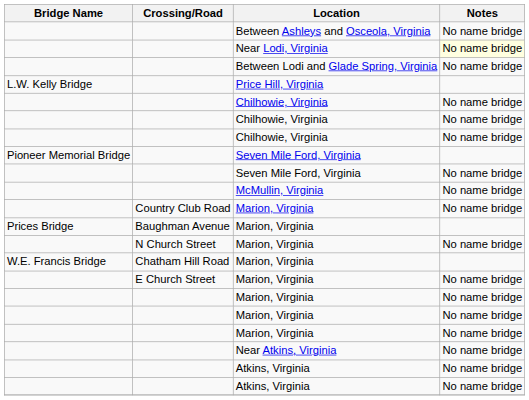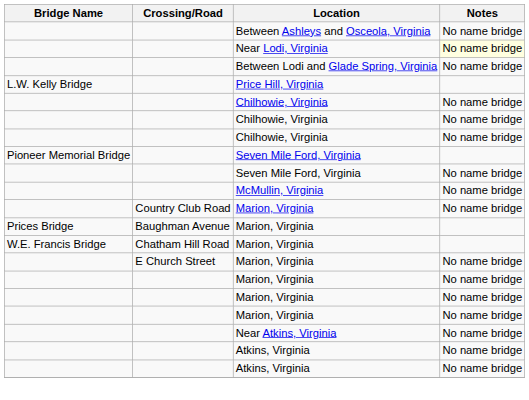- row: (176, 244)
